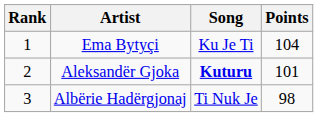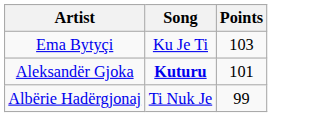- column: (27, 18)
(287, 44) 104 -> (241, 44) 103
(287, 98) 98 -> (241, 98) 99
